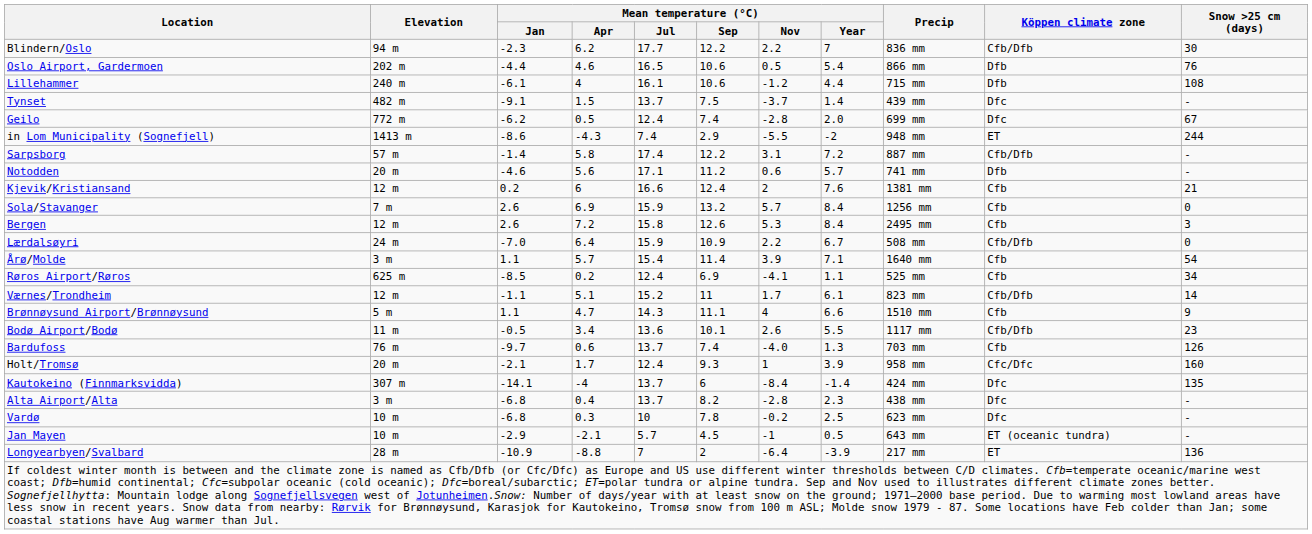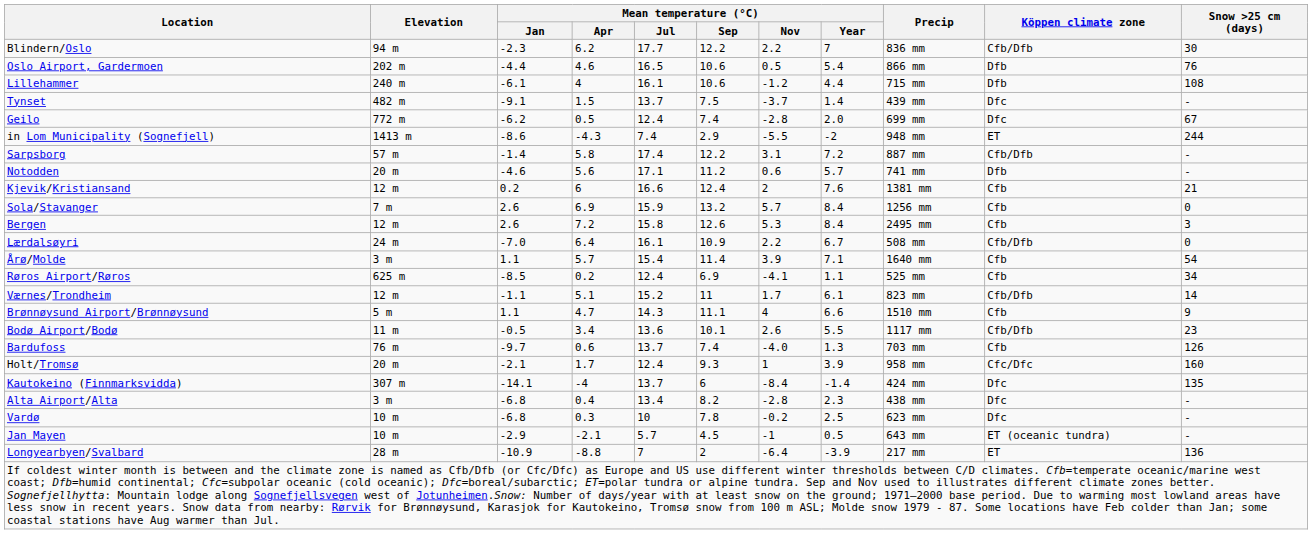(650, 242) 15.9 -> (650, 242) 16.1
(650, 400) 13.7 -> (650, 400) 13.4
